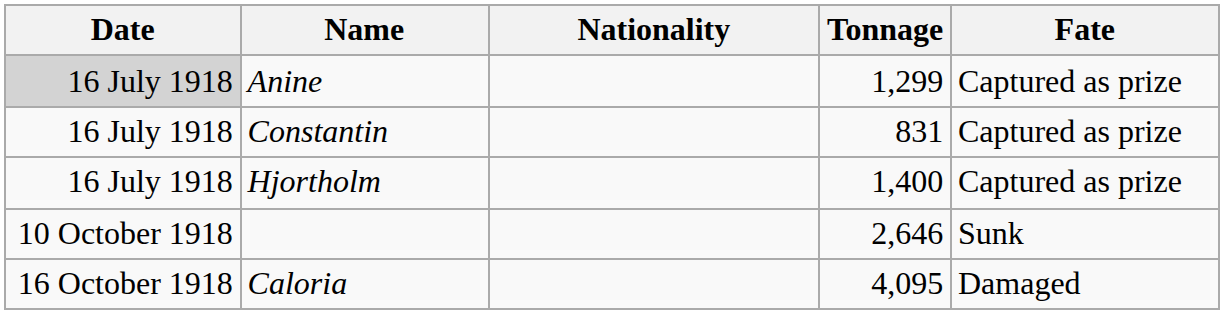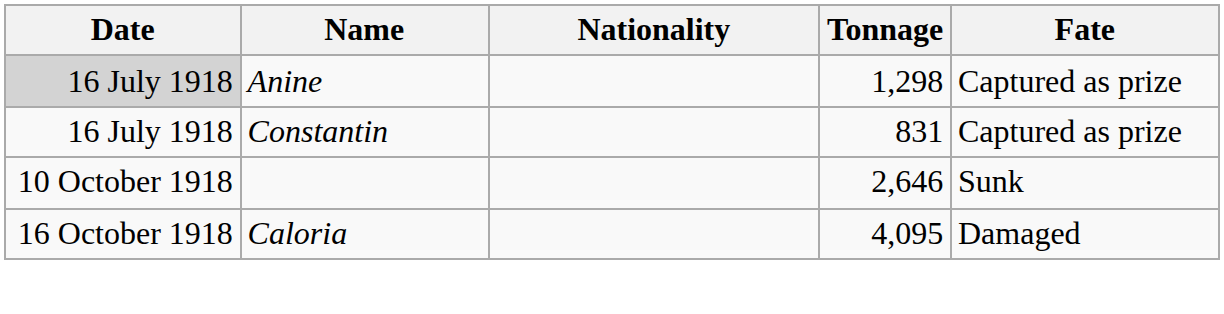(907, 80) 1,299 -> (907, 80) 1,298
- row: (314, 182)
